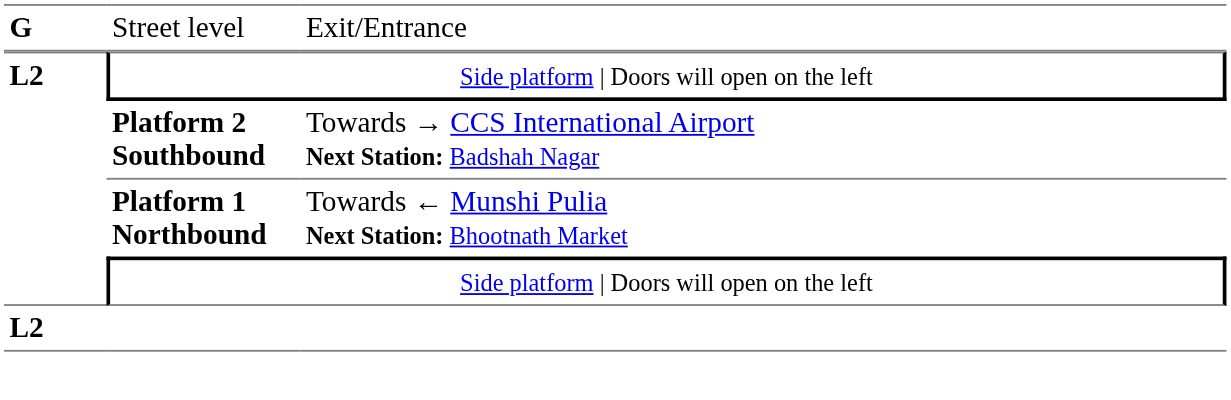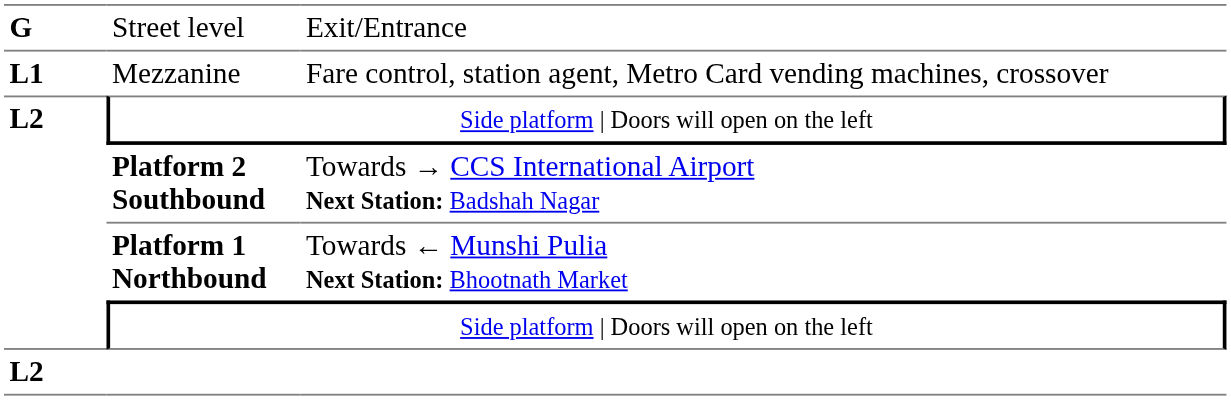+ row: (176, 73)
